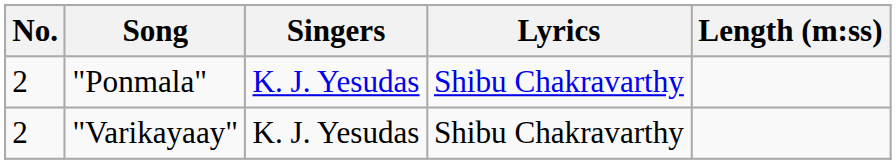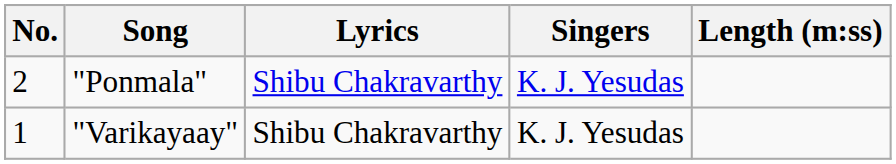columns swapped: (336, 30) <-> (559, 30)
(20, 133) 2 -> (20, 133) 1
